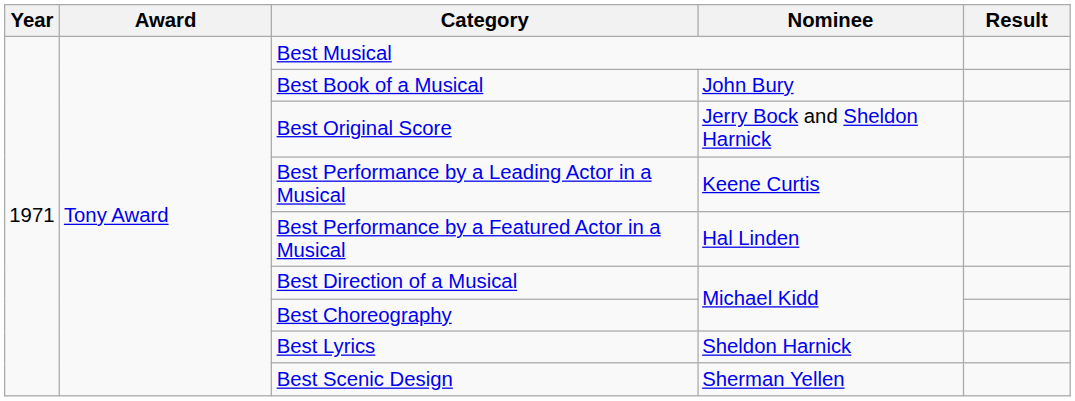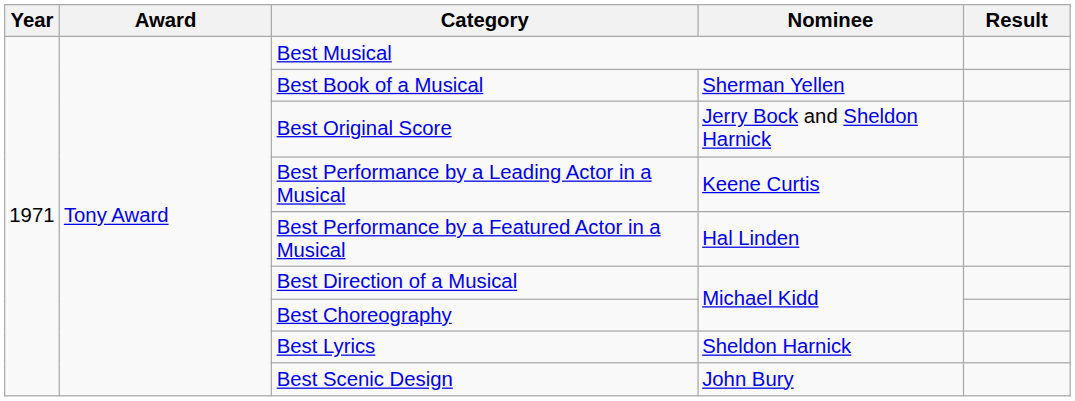(748, 85) John Bury -> (773, 85) Sherman Yellen
(773, 379) Sherman Yellen -> (748, 379) John Bury
